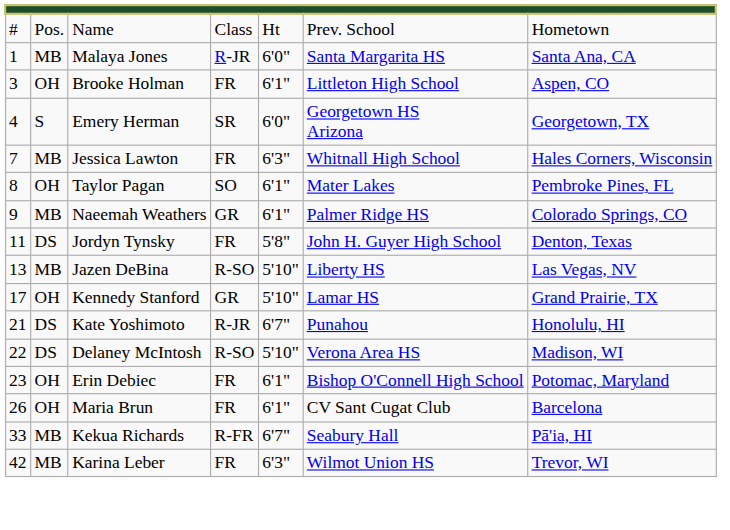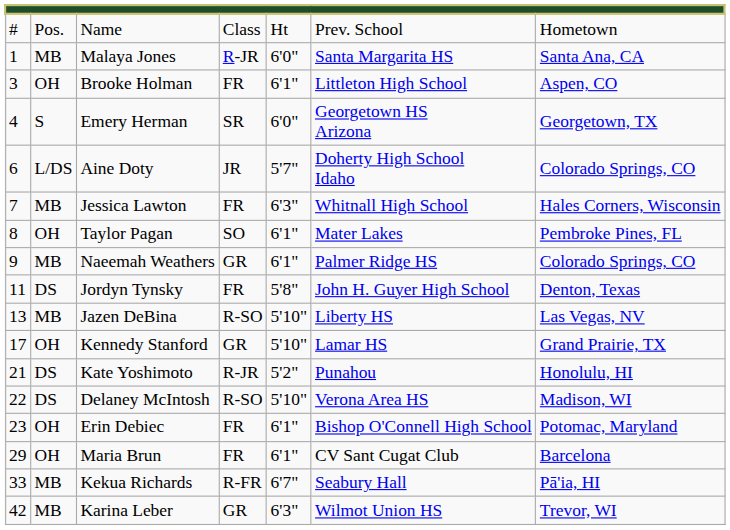+ row: (117, 168)
(276, 324) 6'7" -> (284, 372) 5'2"
(18, 407) 26 -> (18, 455) 29
(225, 463) FR -> (235, 510) GR
